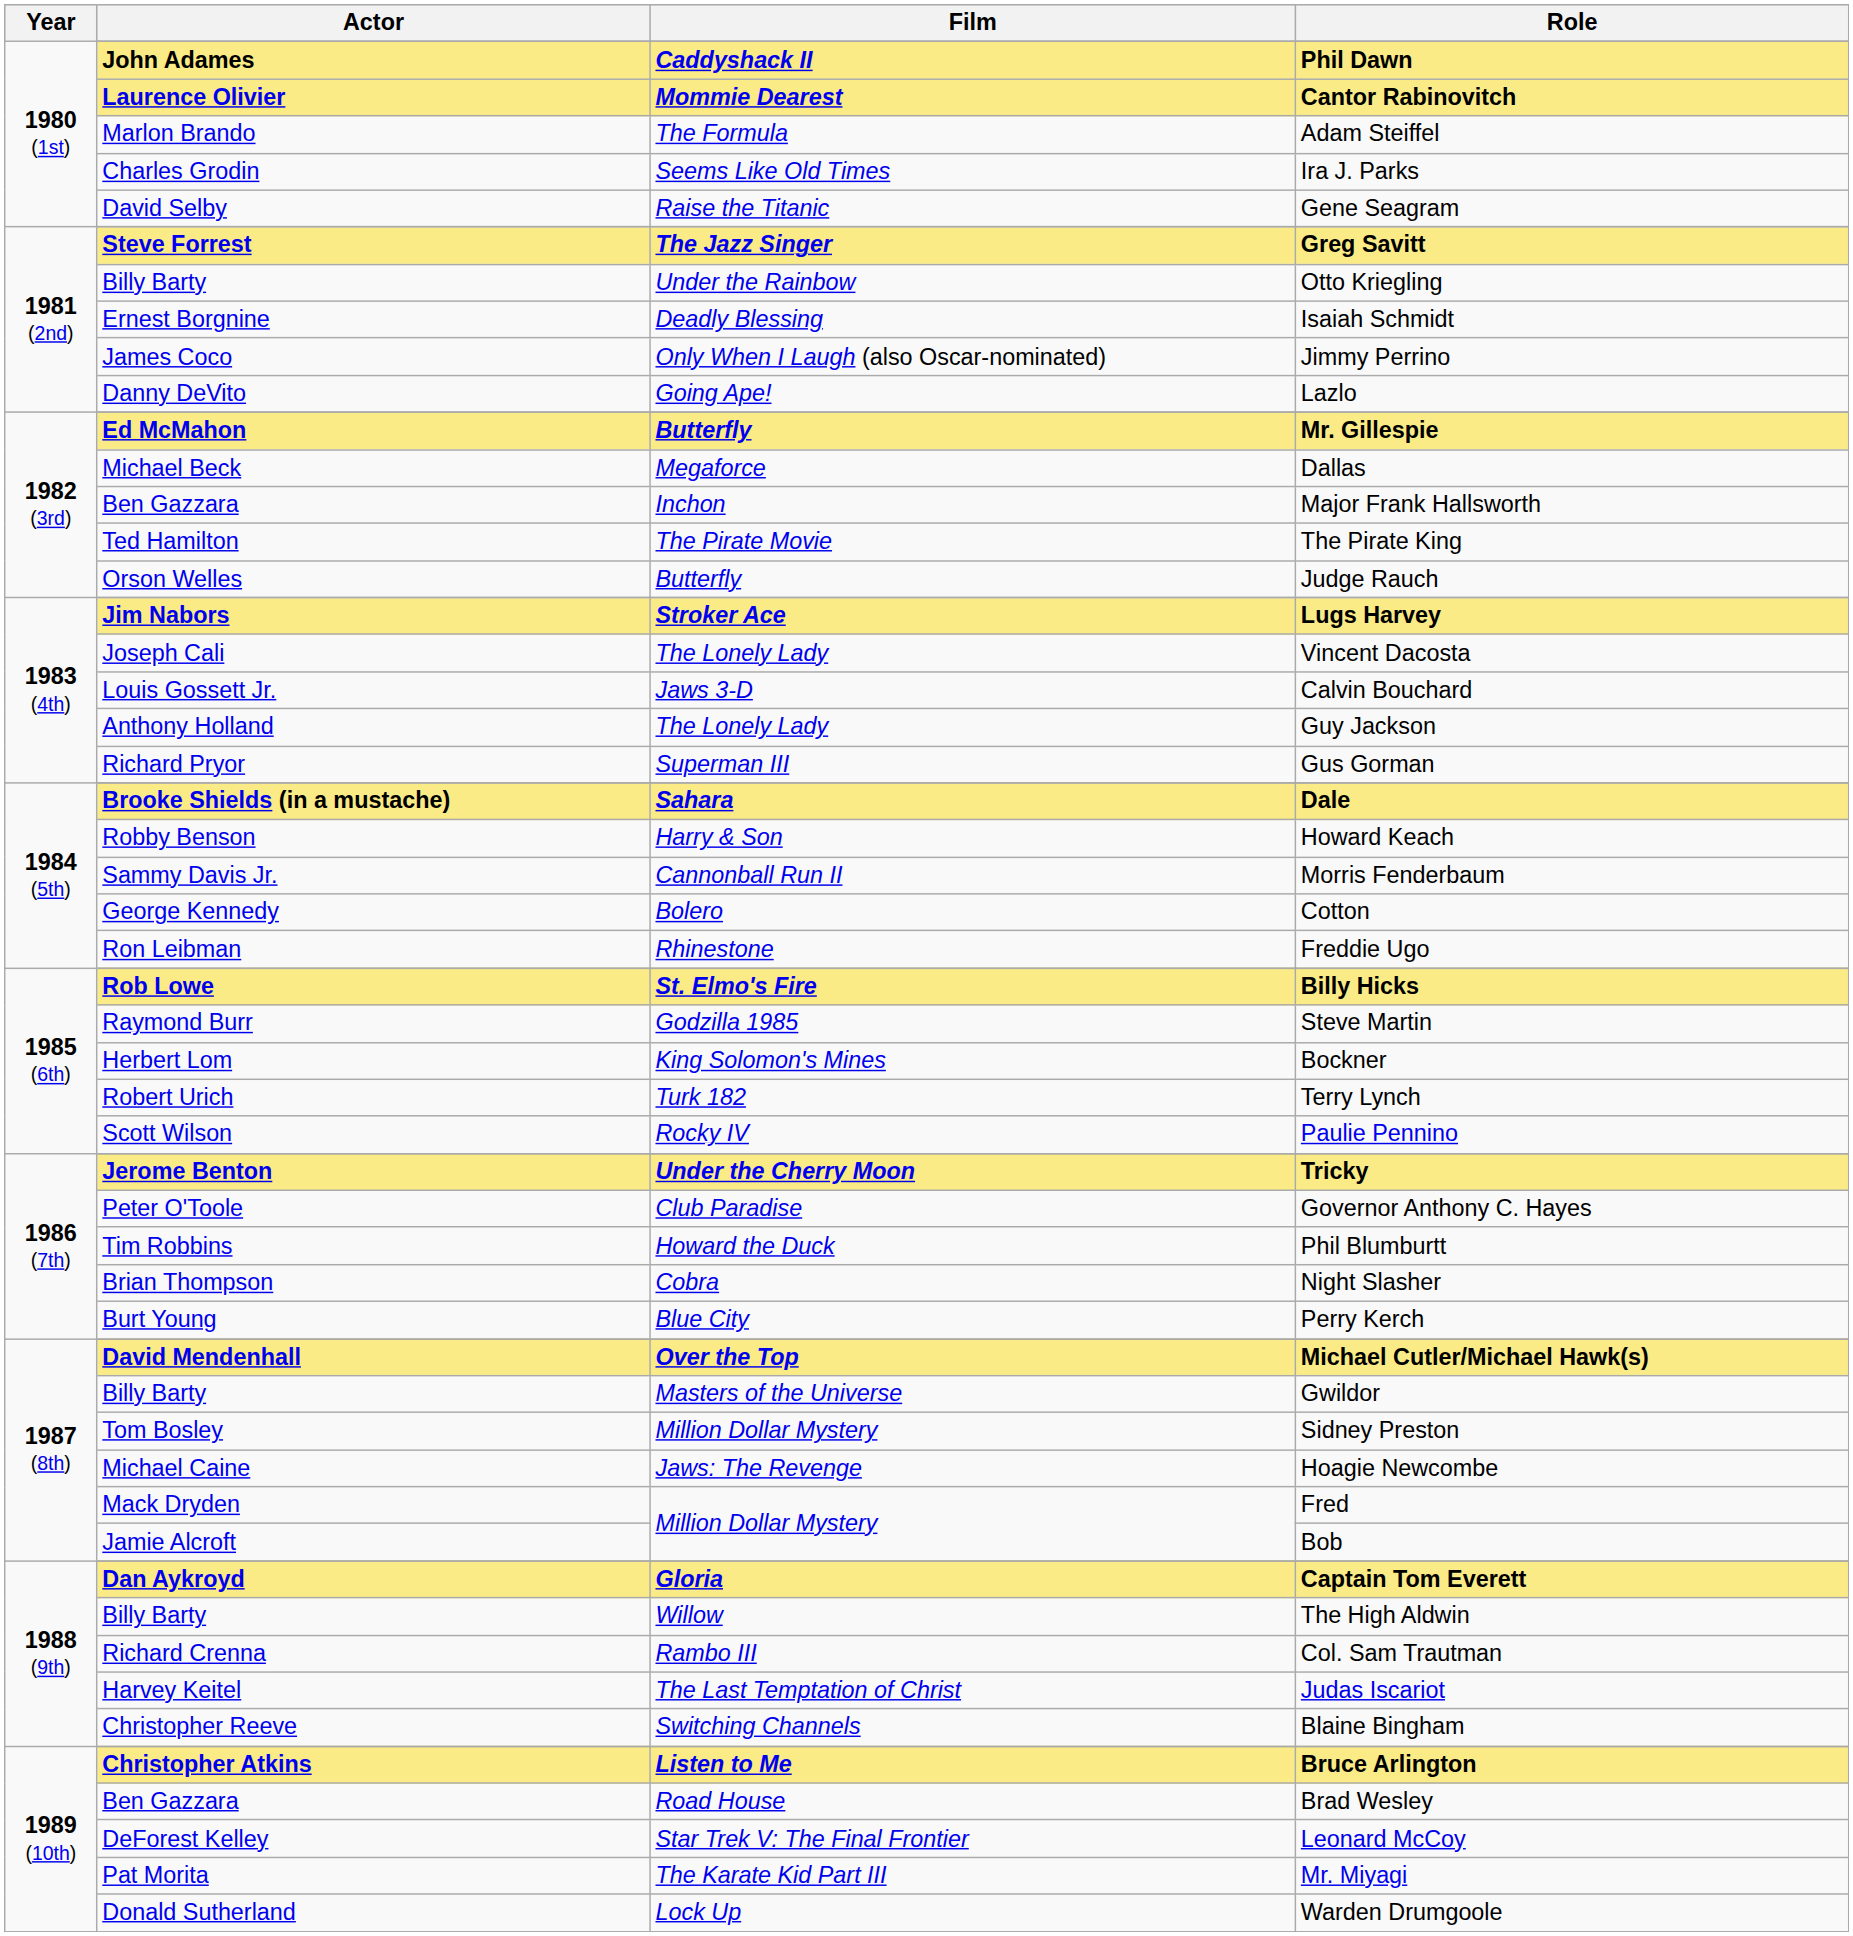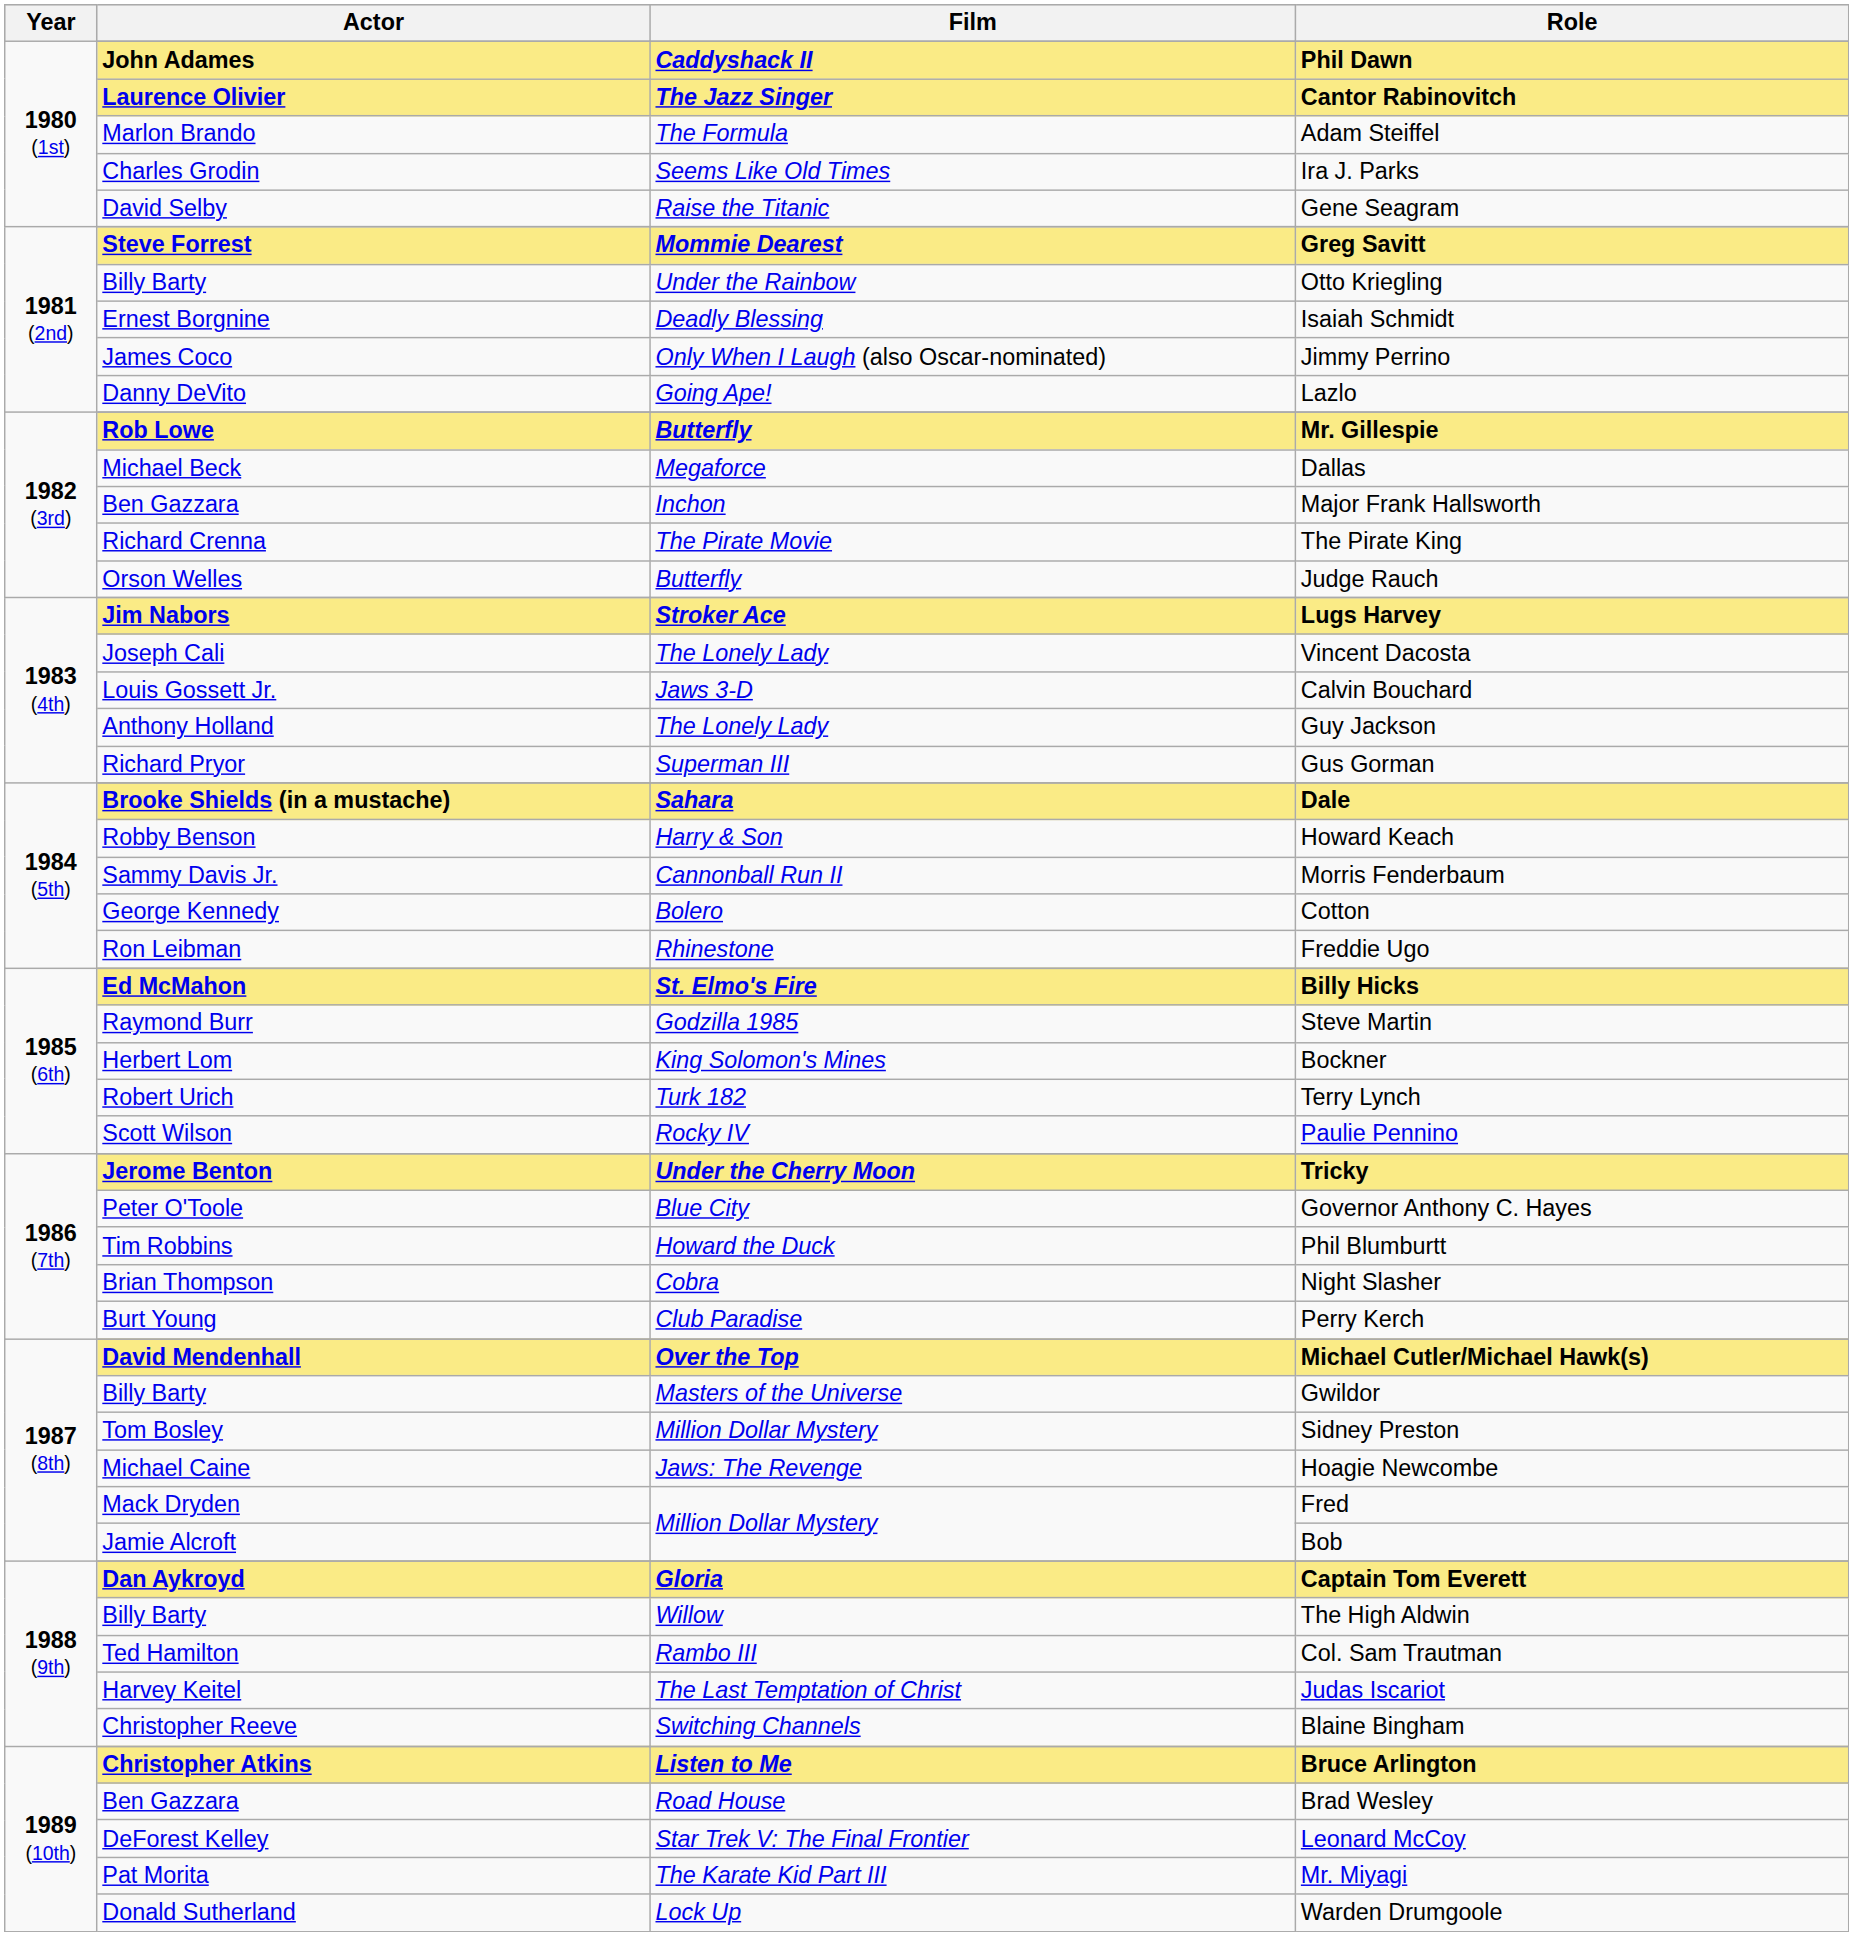(749, 97) Mommie Dearest -> (744, 97) The Jazz Singer
(744, 245) The Jazz Singer -> (749, 245) Mommie Dearest
(174, 430) Ed McMahon -> (158, 430) Rob Lowe
(170, 541) Ted Hamilton -> (184, 541) Richard Crenna
(158, 986) Rob Lowe -> (174, 986) Ed McMahon
(729, 1208) Club Paradise -> (702, 1208) Blue City
(702, 1319) Blue City -> (729, 1319) Club Paradise
(184, 1653) Richard Crenna -> (170, 1653) Ted Hamilton
